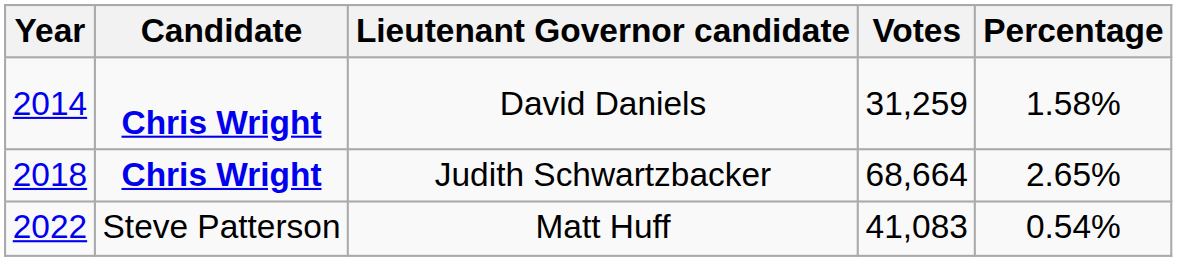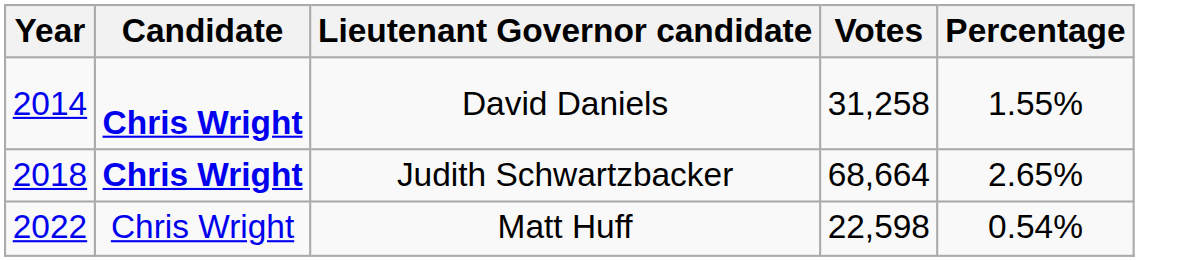(917, 102) 31,259 -> (879, 102) 31,258
(1073, 102) 1.58% -> (1035, 102) 1.55%
(222, 227) Steve Patterson -> (203, 227) Chris Wright
(917, 227) 41,083 -> (879, 227) 22,598
